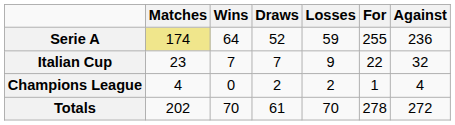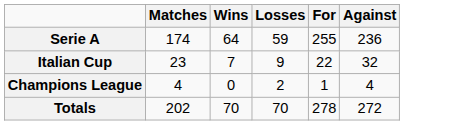- column: (277, 16)
(178, 39) khaki background -> (178, 39) no background
